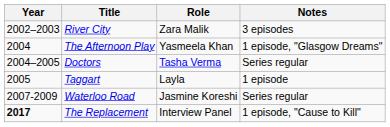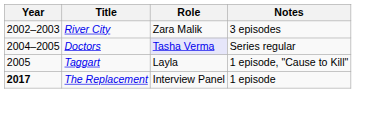- row: (109, 46)
(190, 63) no background -> (184, 46) lavender background
(265, 79) 1 episode -> (289, 63) 1 episode, "Cause to Kill"
- row: (100, 96)
(302, 113) 1 episode, "Cause to Kill" -> (253, 79) 1 episode
